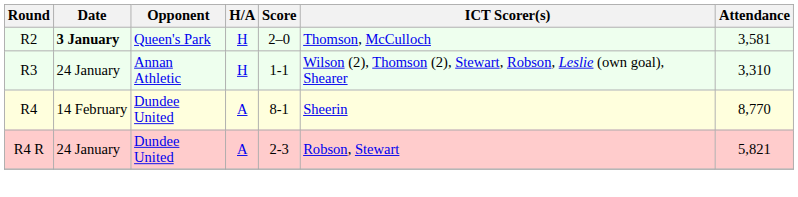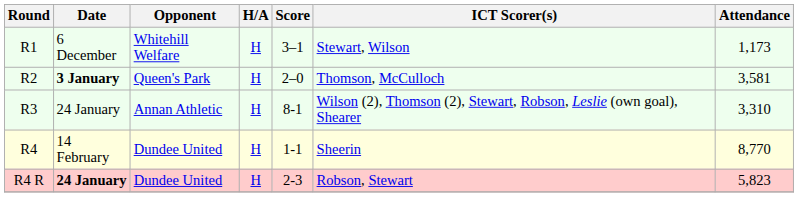+ row: (29, 47)
(279, 70) 1-1 -> (293, 109) 8-1
(242, 109) A -> (256, 149) H
(279, 109) 8-1 -> (293, 149) 1-1
(88, 149) normal -> (92, 180) bold
(242, 149) A -> (256, 180) H
(754, 149) 5,821 -> (754, 180) 5,823
